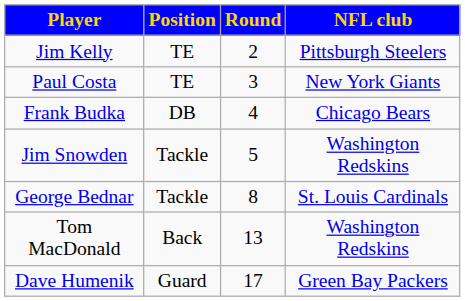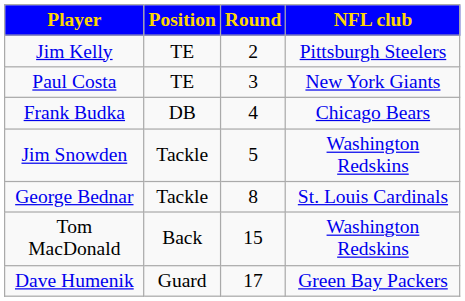(253, 238) 13 -> (253, 238) 15
